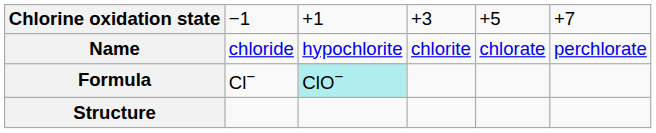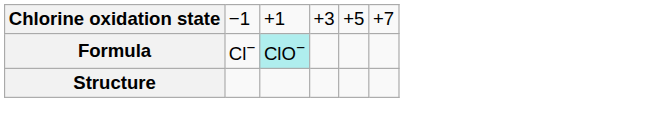- row: (115, 48)
